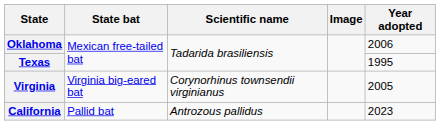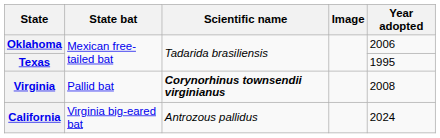(112, 86) Virginia big-eared bat -> (91, 86) Pallid bat
(232, 86) normal -> (233, 86) bold
(380, 86) 2005 -> (382, 86) 2008
(91, 111) Pallid bat -> (112, 117) Virginia big-eared bat
(380, 111) 2023 -> (382, 117) 2024
